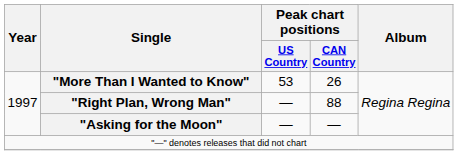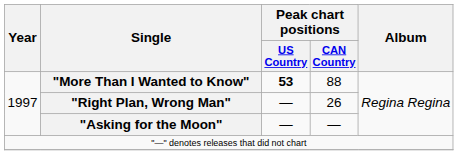(286, 82) normal -> (286, 82) bold
(334, 82) 26 -> (334, 82) 88
(334, 103) 88 -> (334, 103) 26
